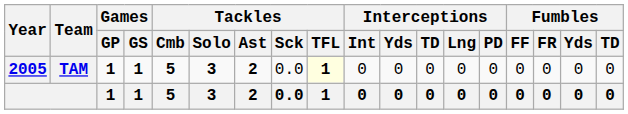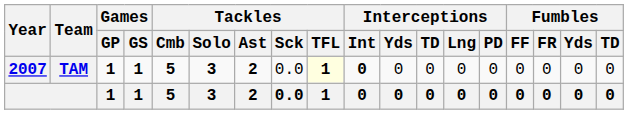(28, 70) 2005 -> (28, 70) 2007
(362, 70) normal -> (362, 70) bold
